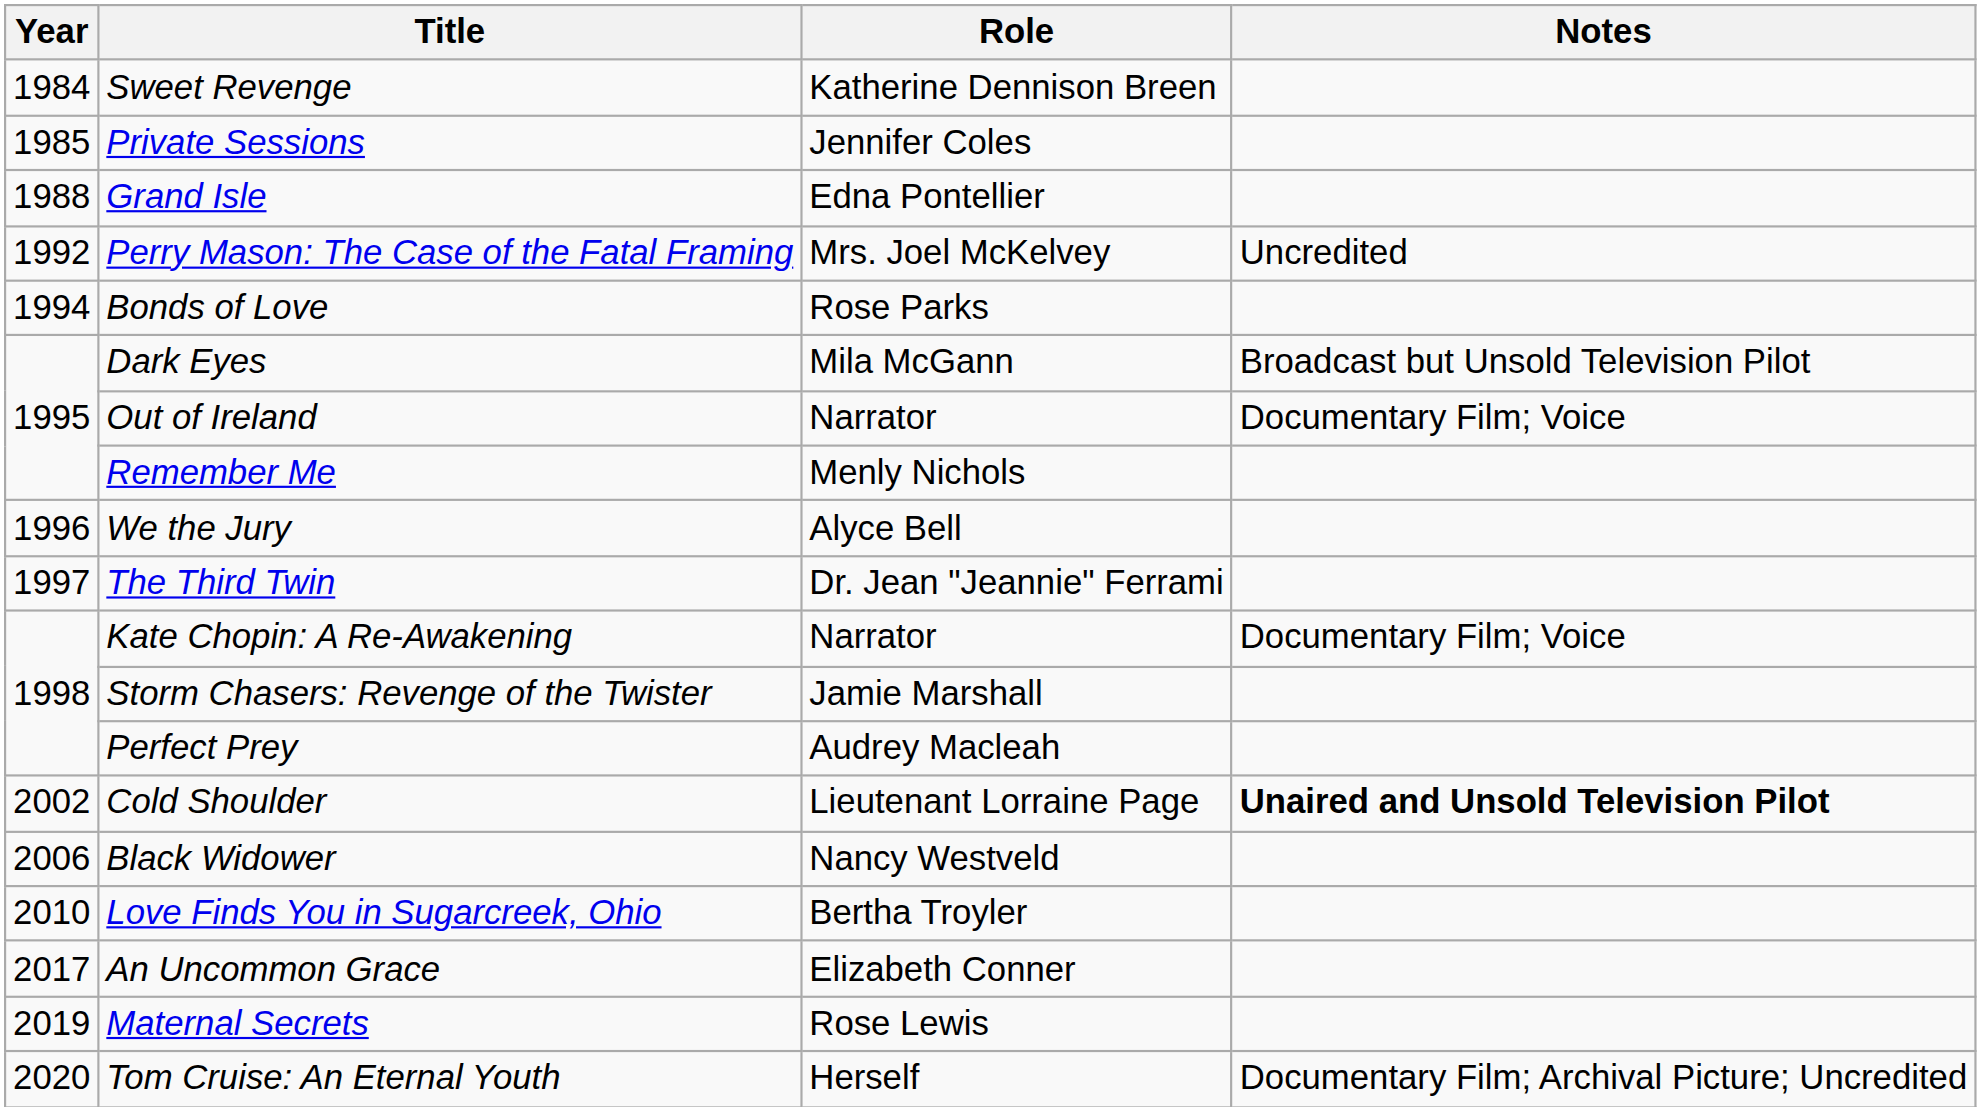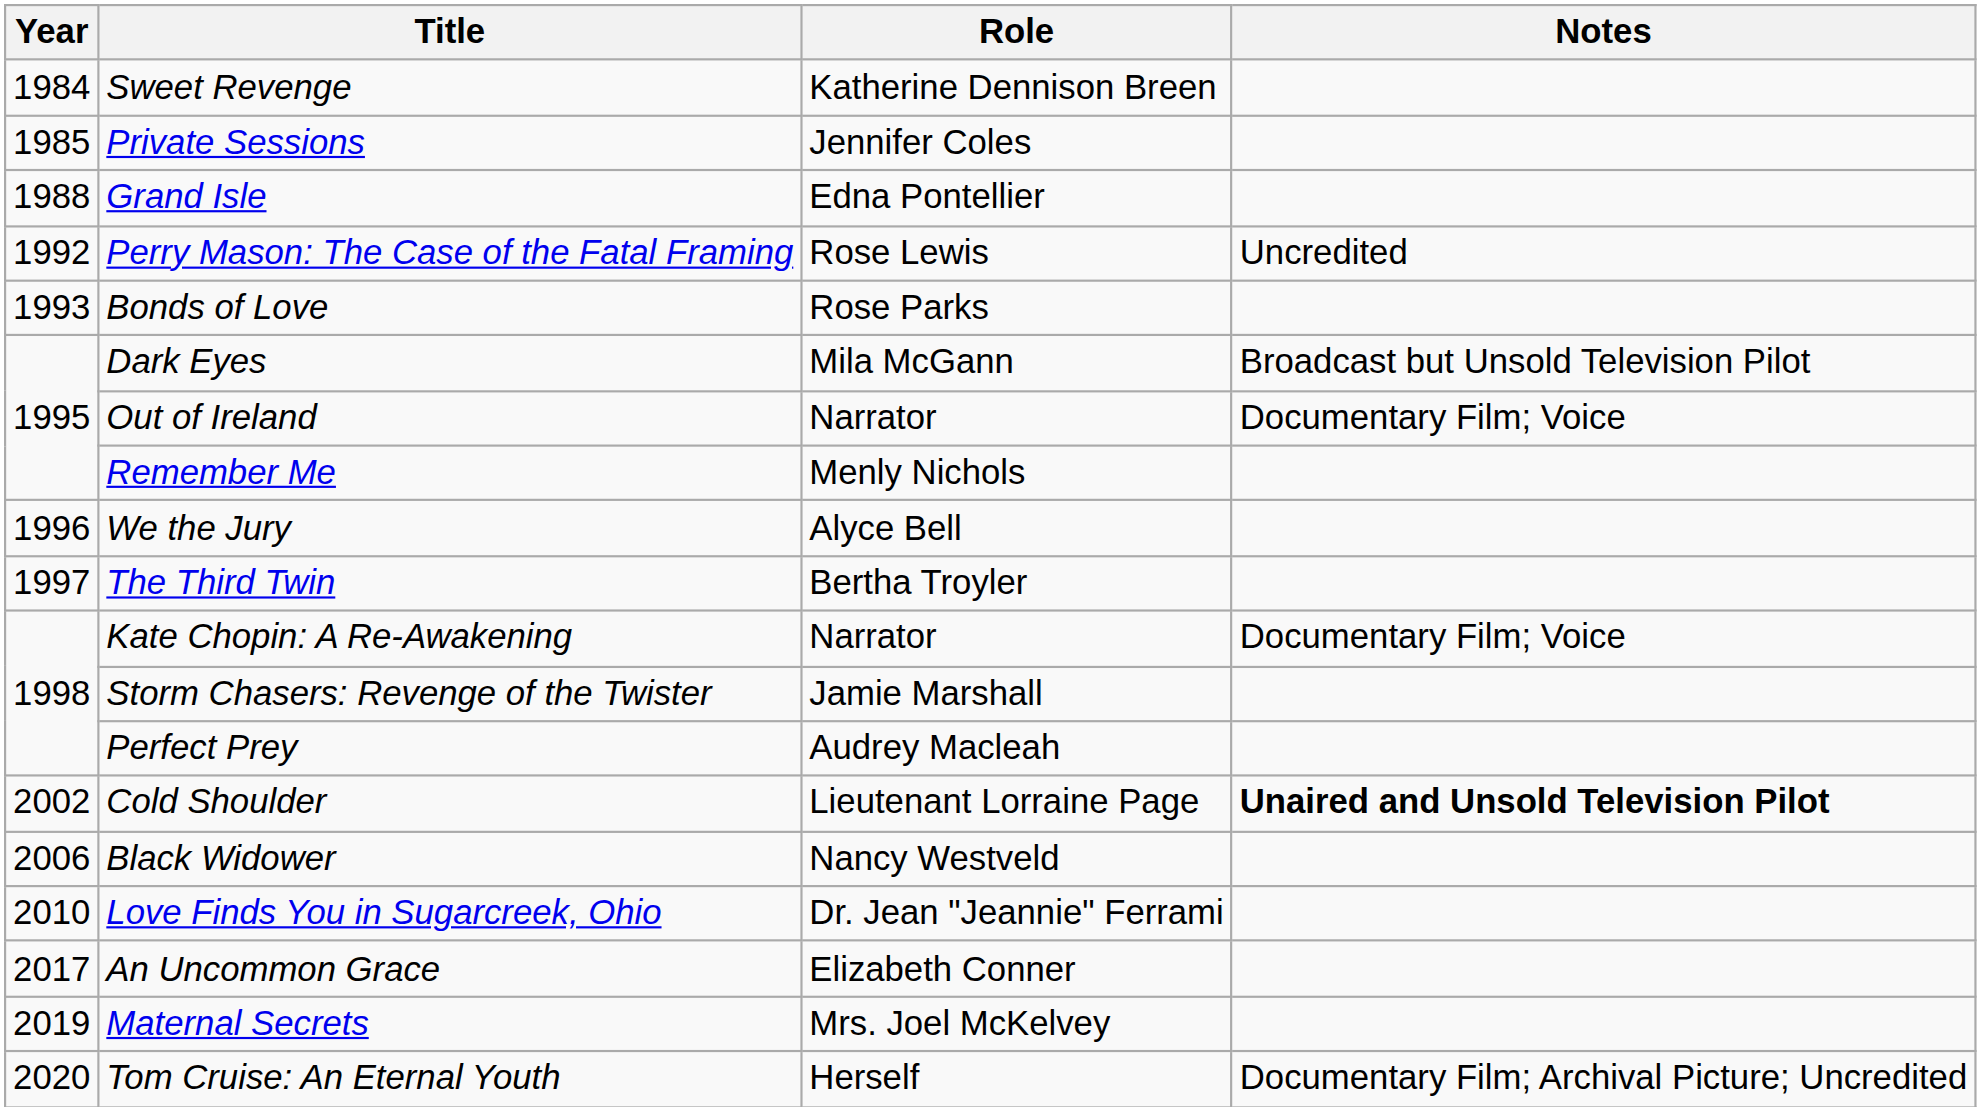(960, 252) Mrs. Joel McKelvey -> (899, 252) Rose Lewis
(52, 307) 1994 -> (52, 307) 1993
(1017, 582) Dr. Jean "Jeannie" Ferrami -> (918, 582) Bertha Troyler
(918, 913) Bertha Troyler -> (1017, 913) Dr. Jean "Jeannie" Ferrami
(899, 1023) Rose Lewis -> (960, 1023) Mrs. Joel McKelvey
